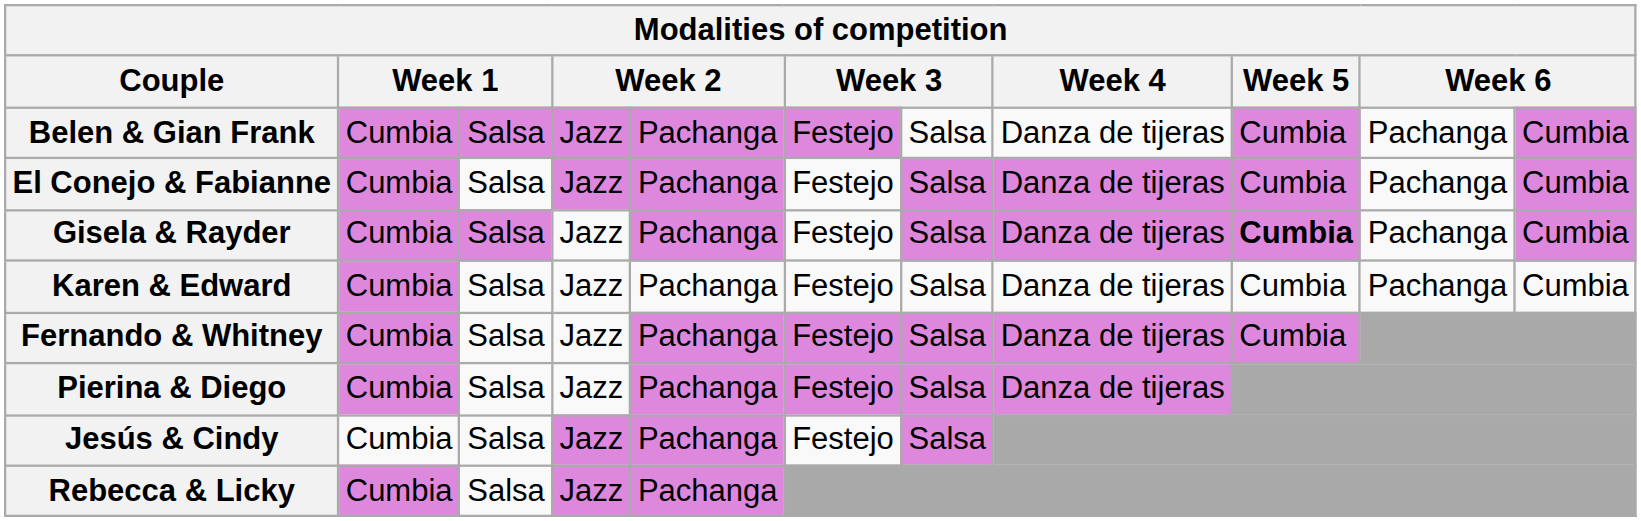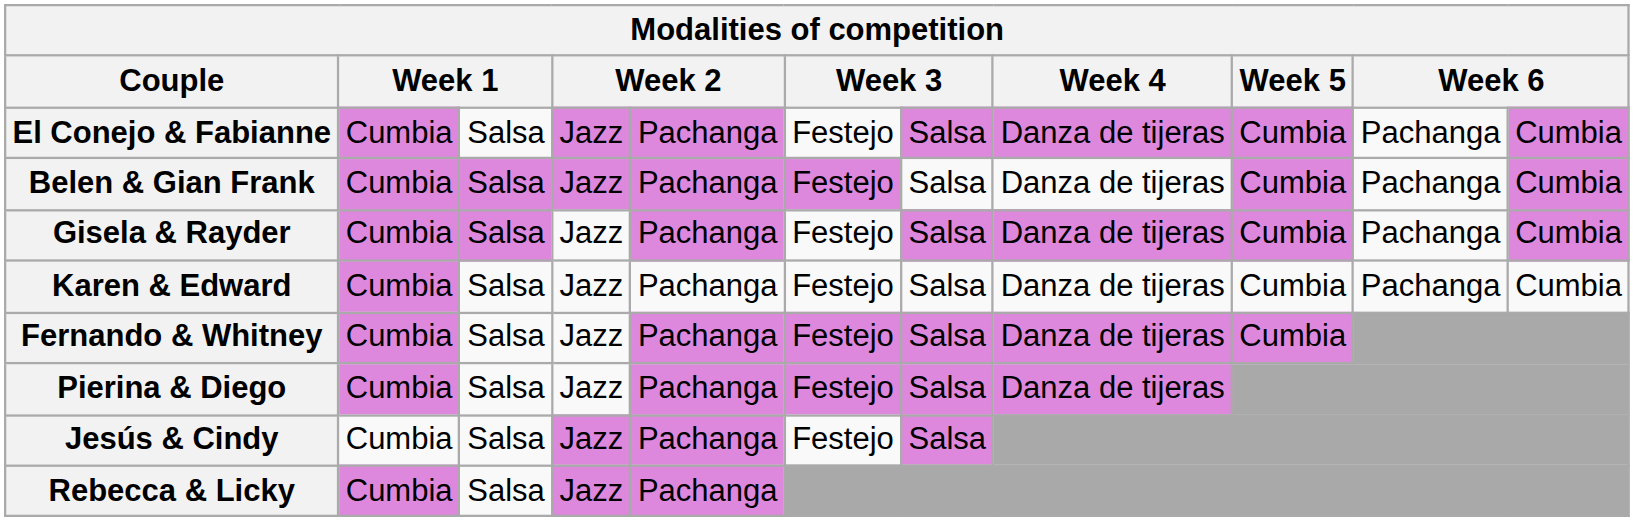rows swapped: (172, 183) <-> (172, 131)
(1296, 234) bold -> (1293, 234) normal
